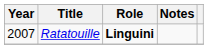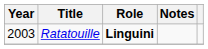(21, 34) 2007 -> (21, 34) 2003
